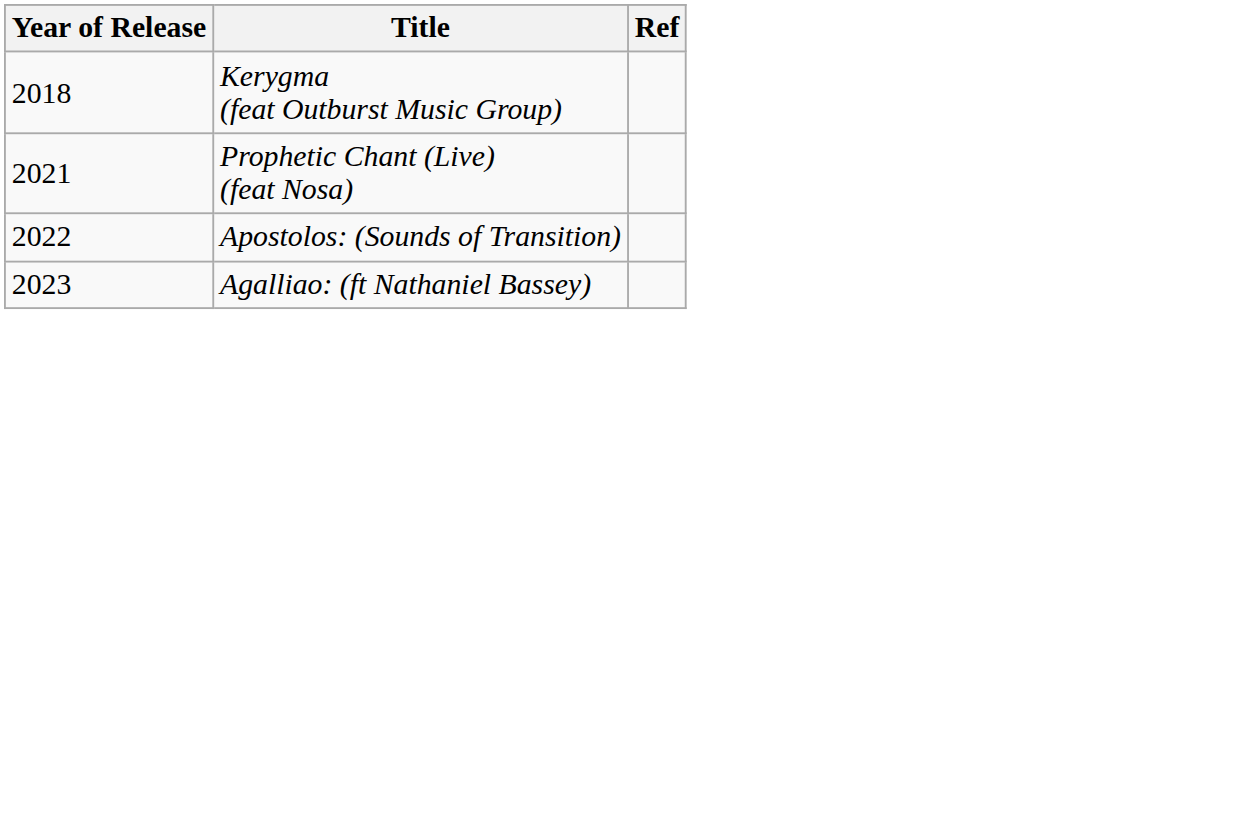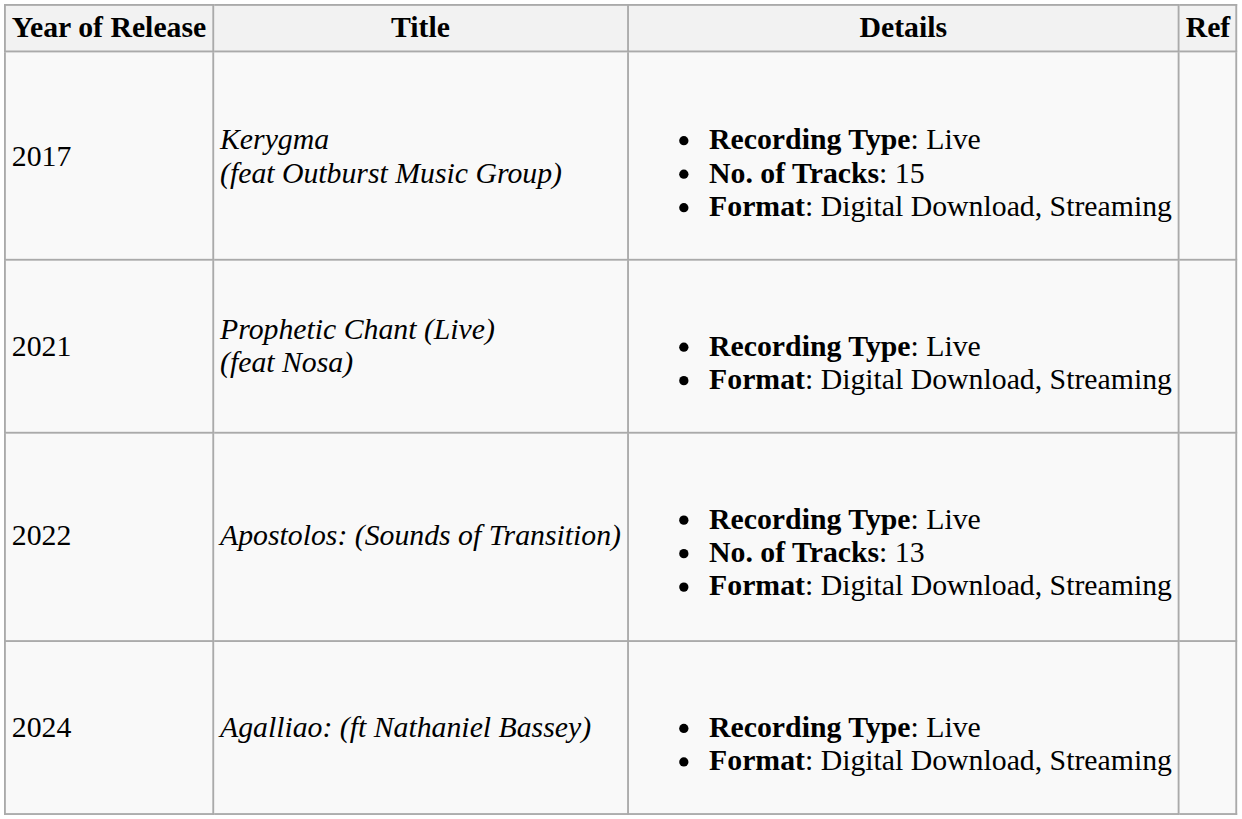+ column: (903, 28)
(42, 92) 2018 -> (42, 155) 2017
(42, 283) 2023 -> (42, 726) 2024
